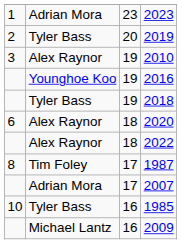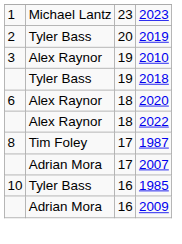(65, 15) Adrian Mora -> (70, 15) Michael Lantz
- row: (159, 79)
(70, 228) Michael Lantz -> (65, 206) Adrian Mora
